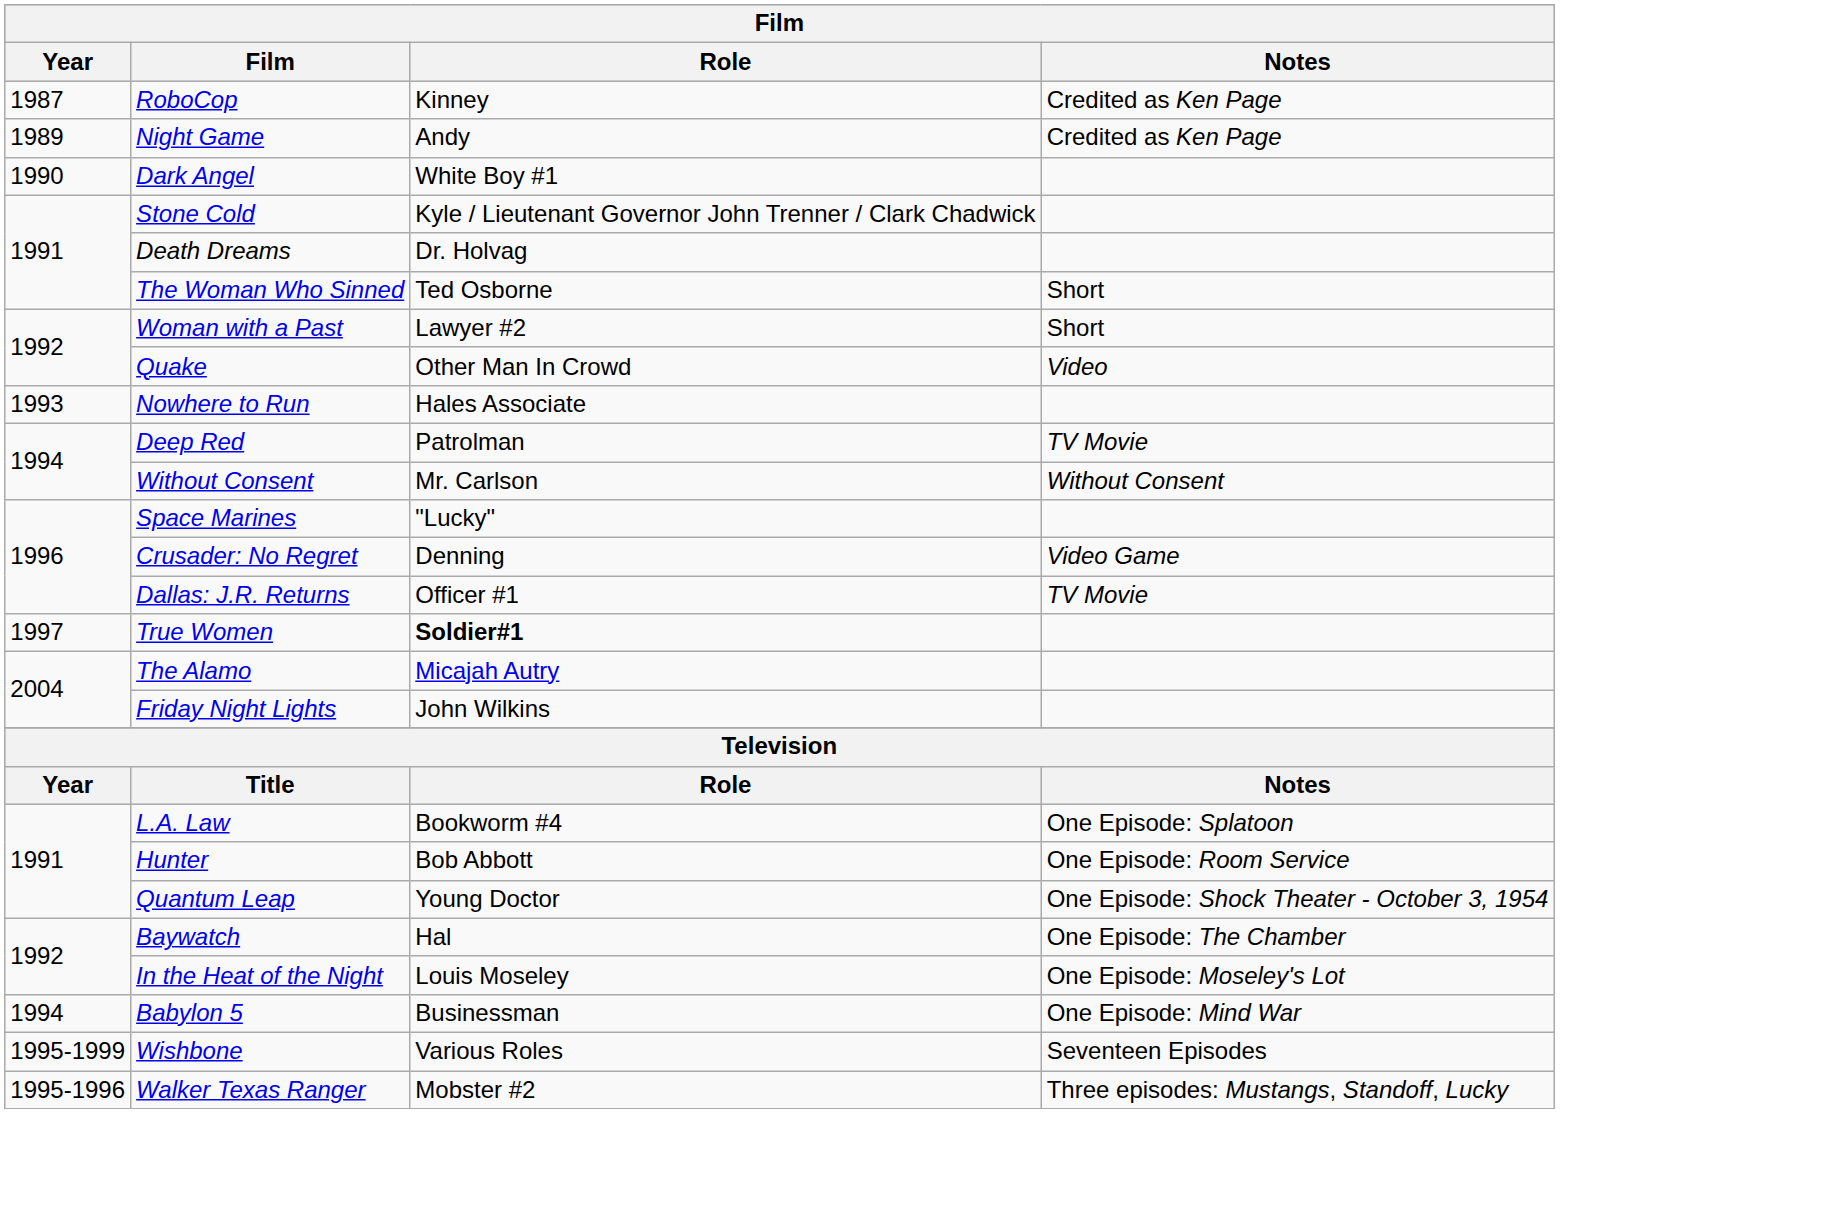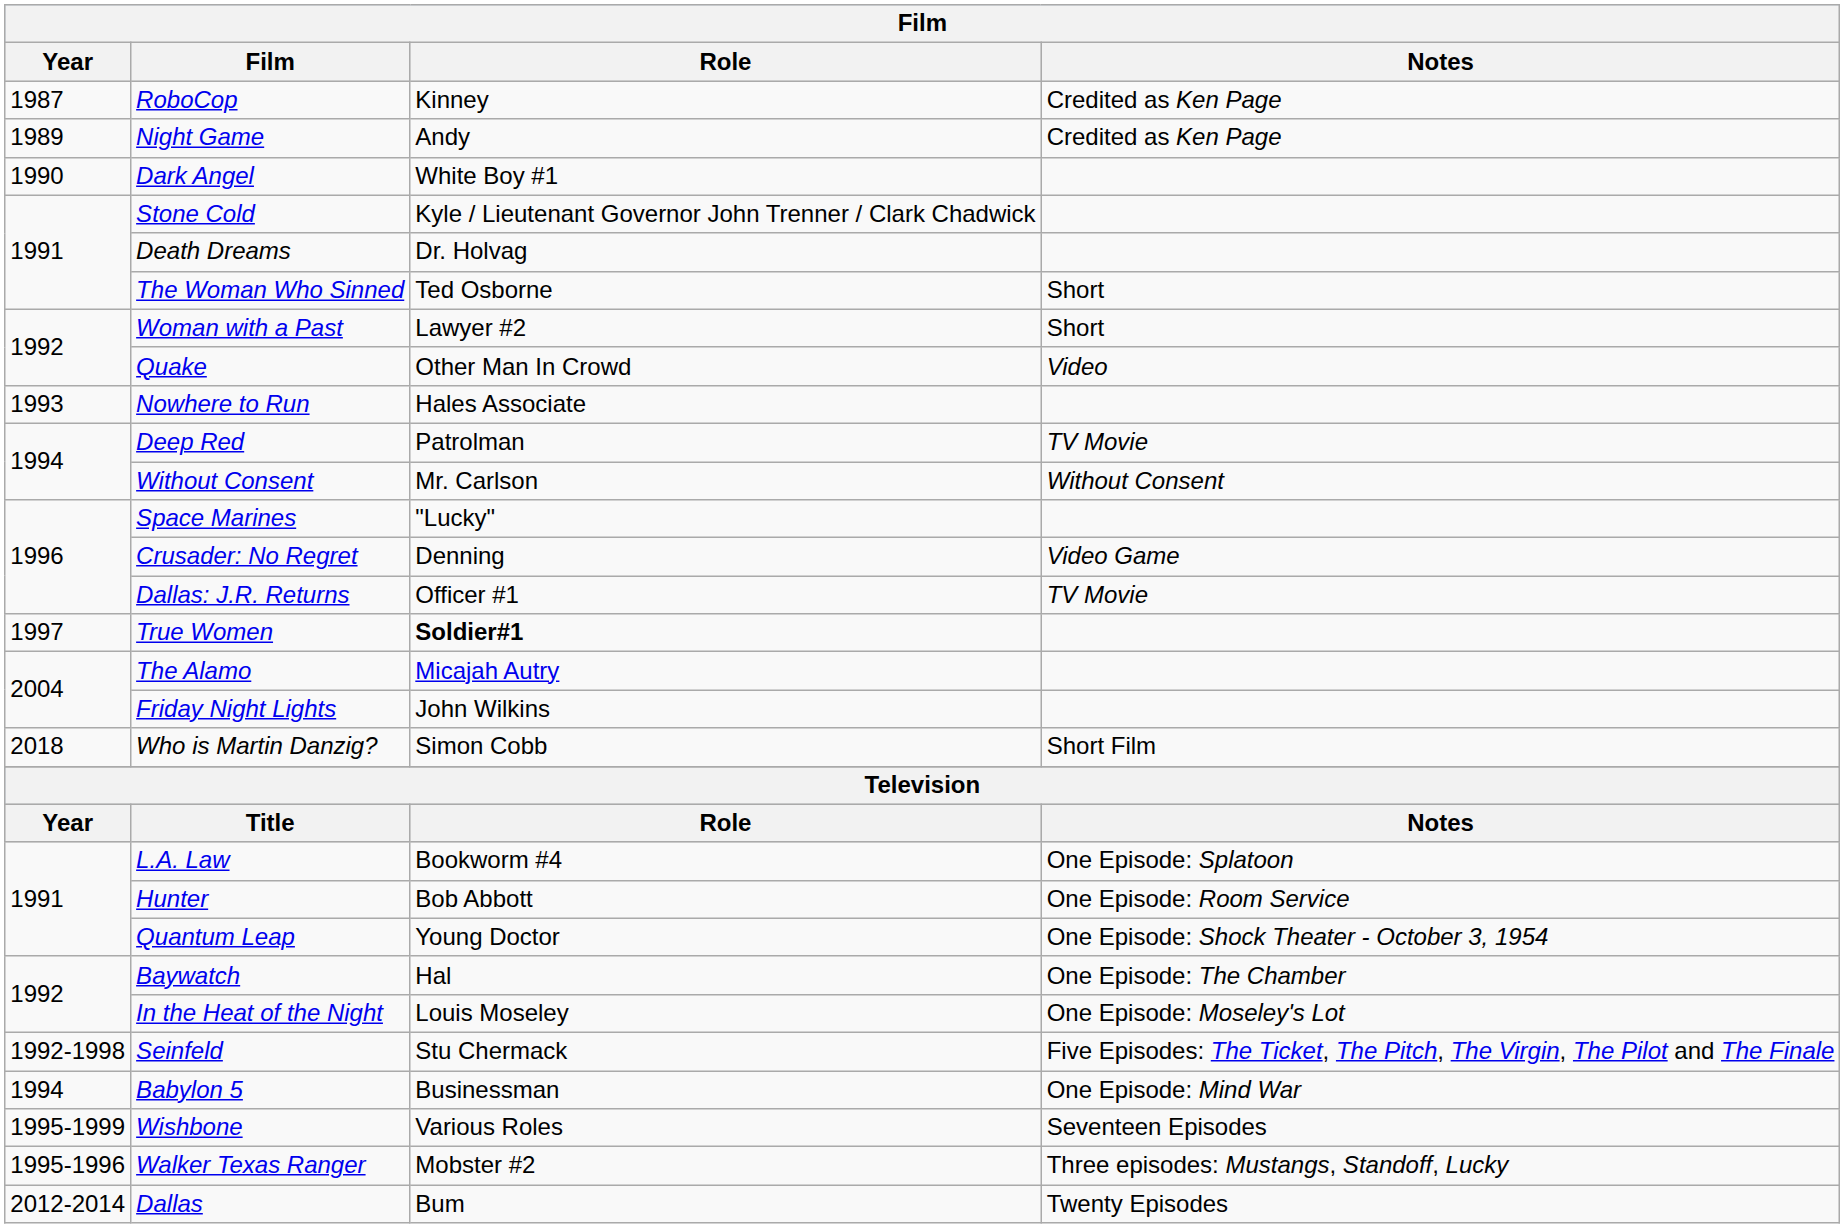+ row: (257, 746)
+ row: (179, 1051)
+ row: (169, 1203)
